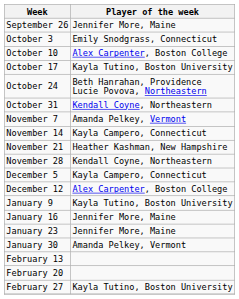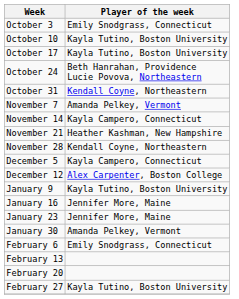- row: (37, 25)
(150, 53) Alex Carpenter, Boston College -> (147, 39) Kayla Tutino, Boston University
+ row: (32, 245)
